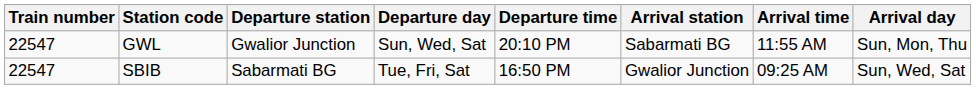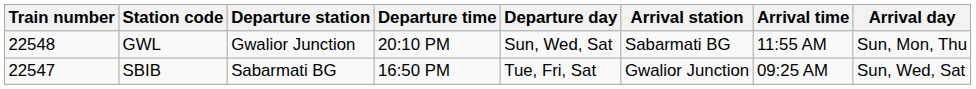columns swapped: (558, 17) <-> (434, 17)
(32, 44) 22547 -> (32, 44) 22548
